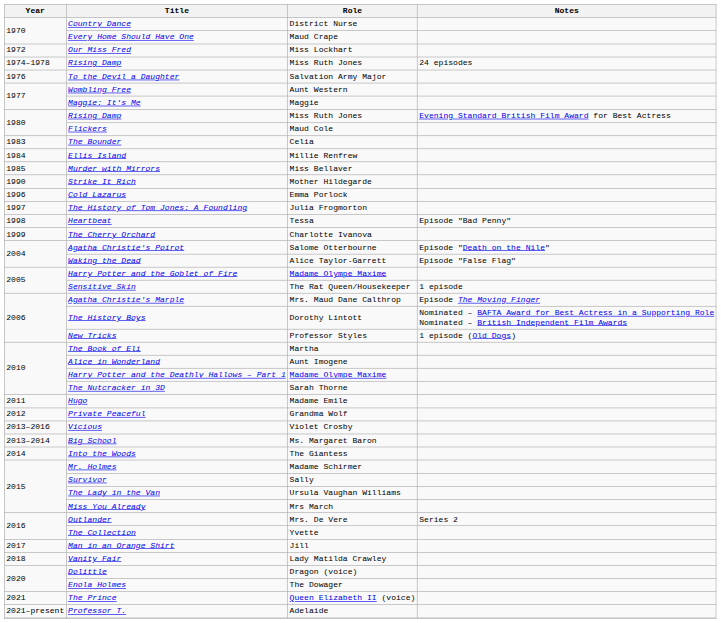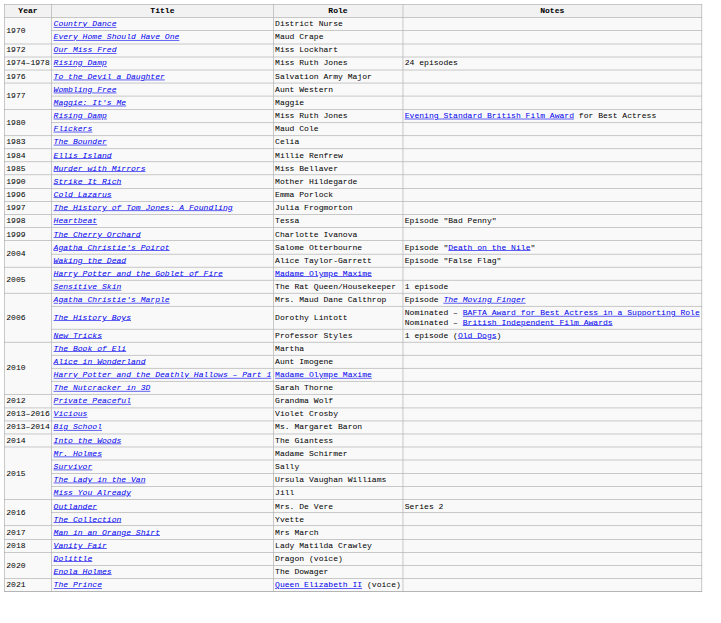- row: (16, 401)
(311, 506) Mrs March -> (285, 493) Jill
(299, 546) Jill -> (297, 532) Mrs March
- row: (35, 611)
